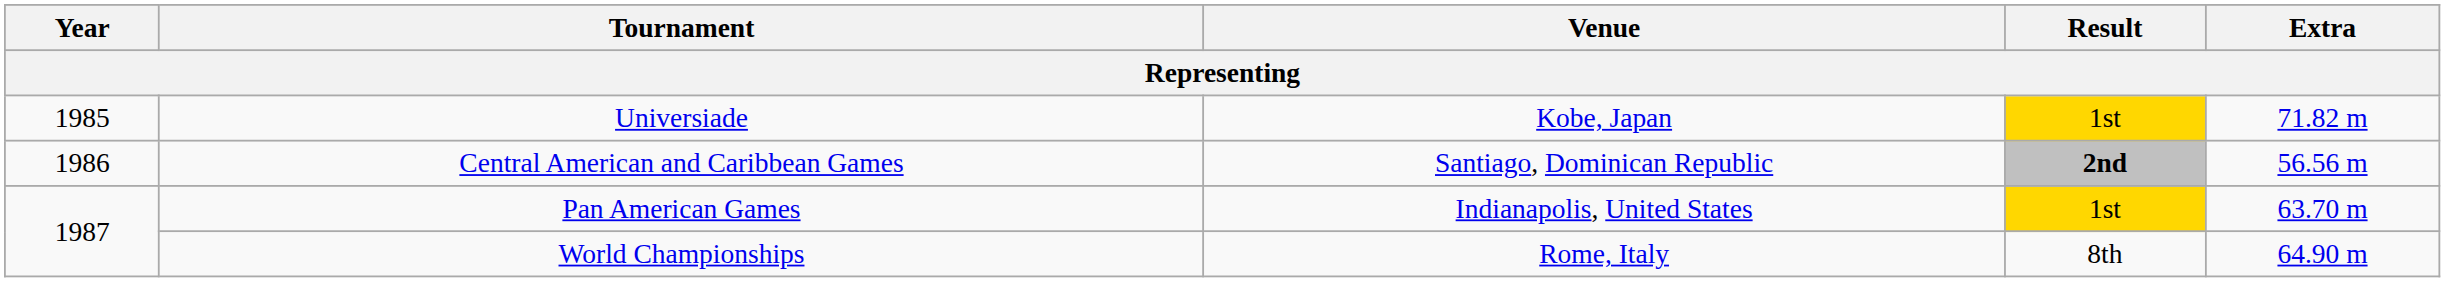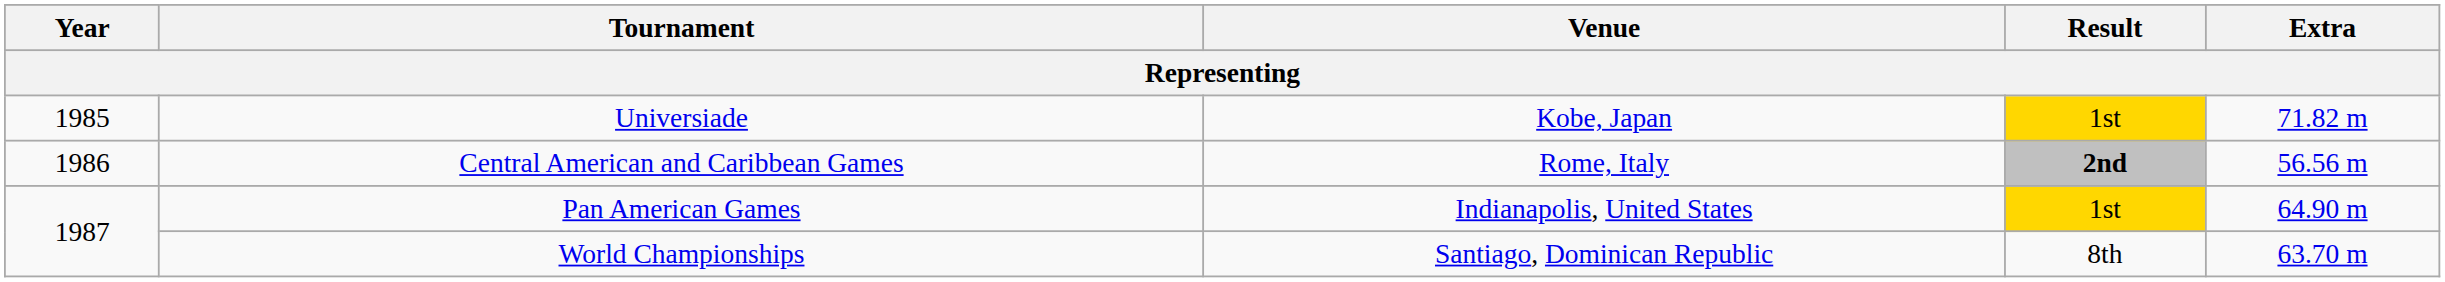(1604, 163) Santiago, Dominican Republic -> (1604, 163) Rome, Italy
(2323, 208) 63.70 m -> (2323, 208) 64.90 m
(1604, 254) Rome, Italy -> (1604, 254) Santiago, Dominican Republic
(2323, 254) 64.90 m -> (2323, 254) 63.70 m
